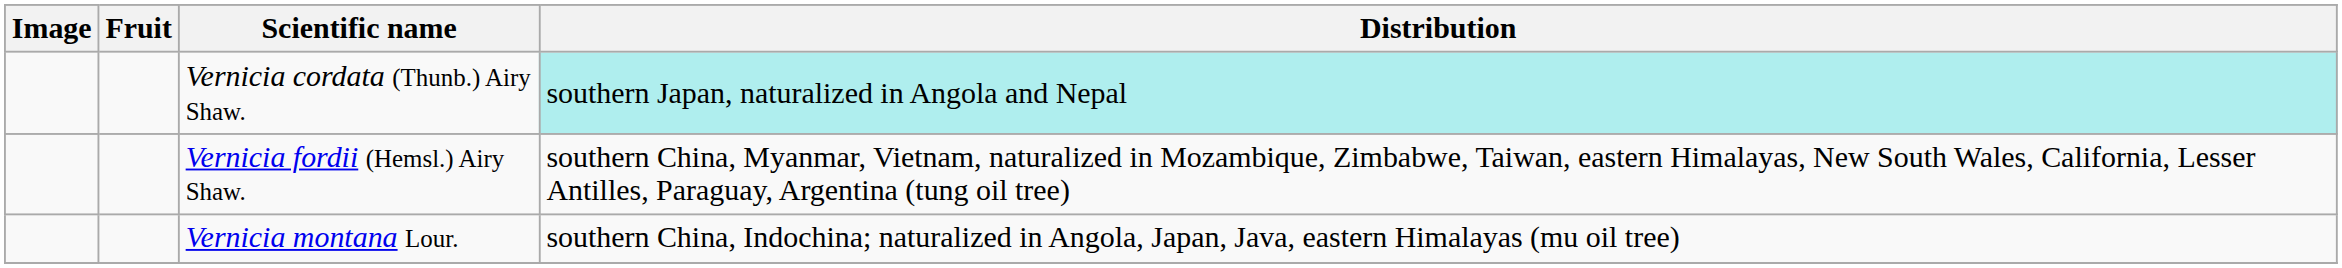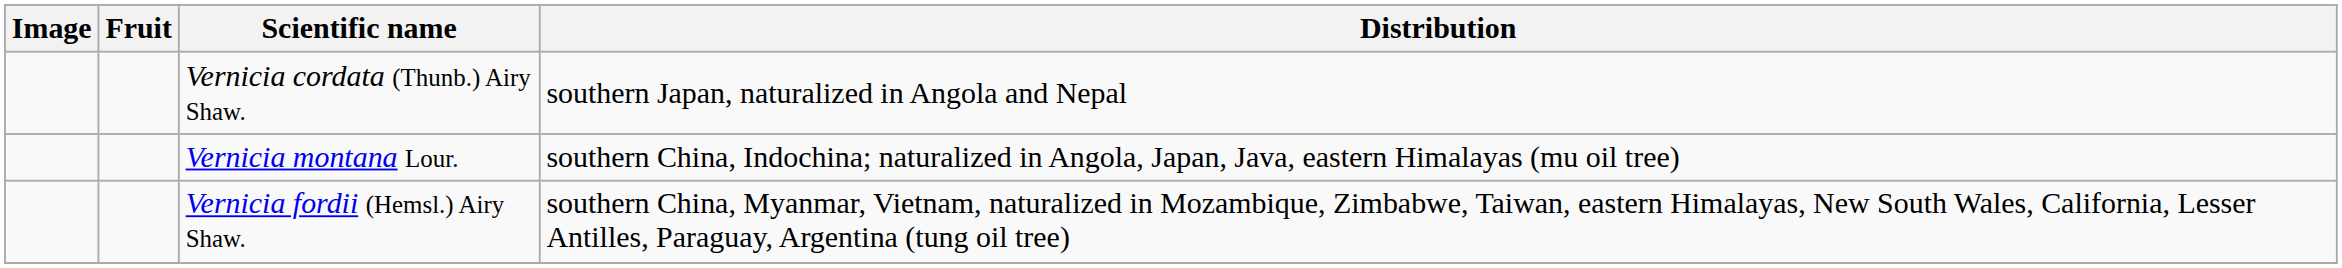(837, 92) paleturquoise background -> (837, 92) no background
rows swapped: (345, 173) <-> (322, 237)
